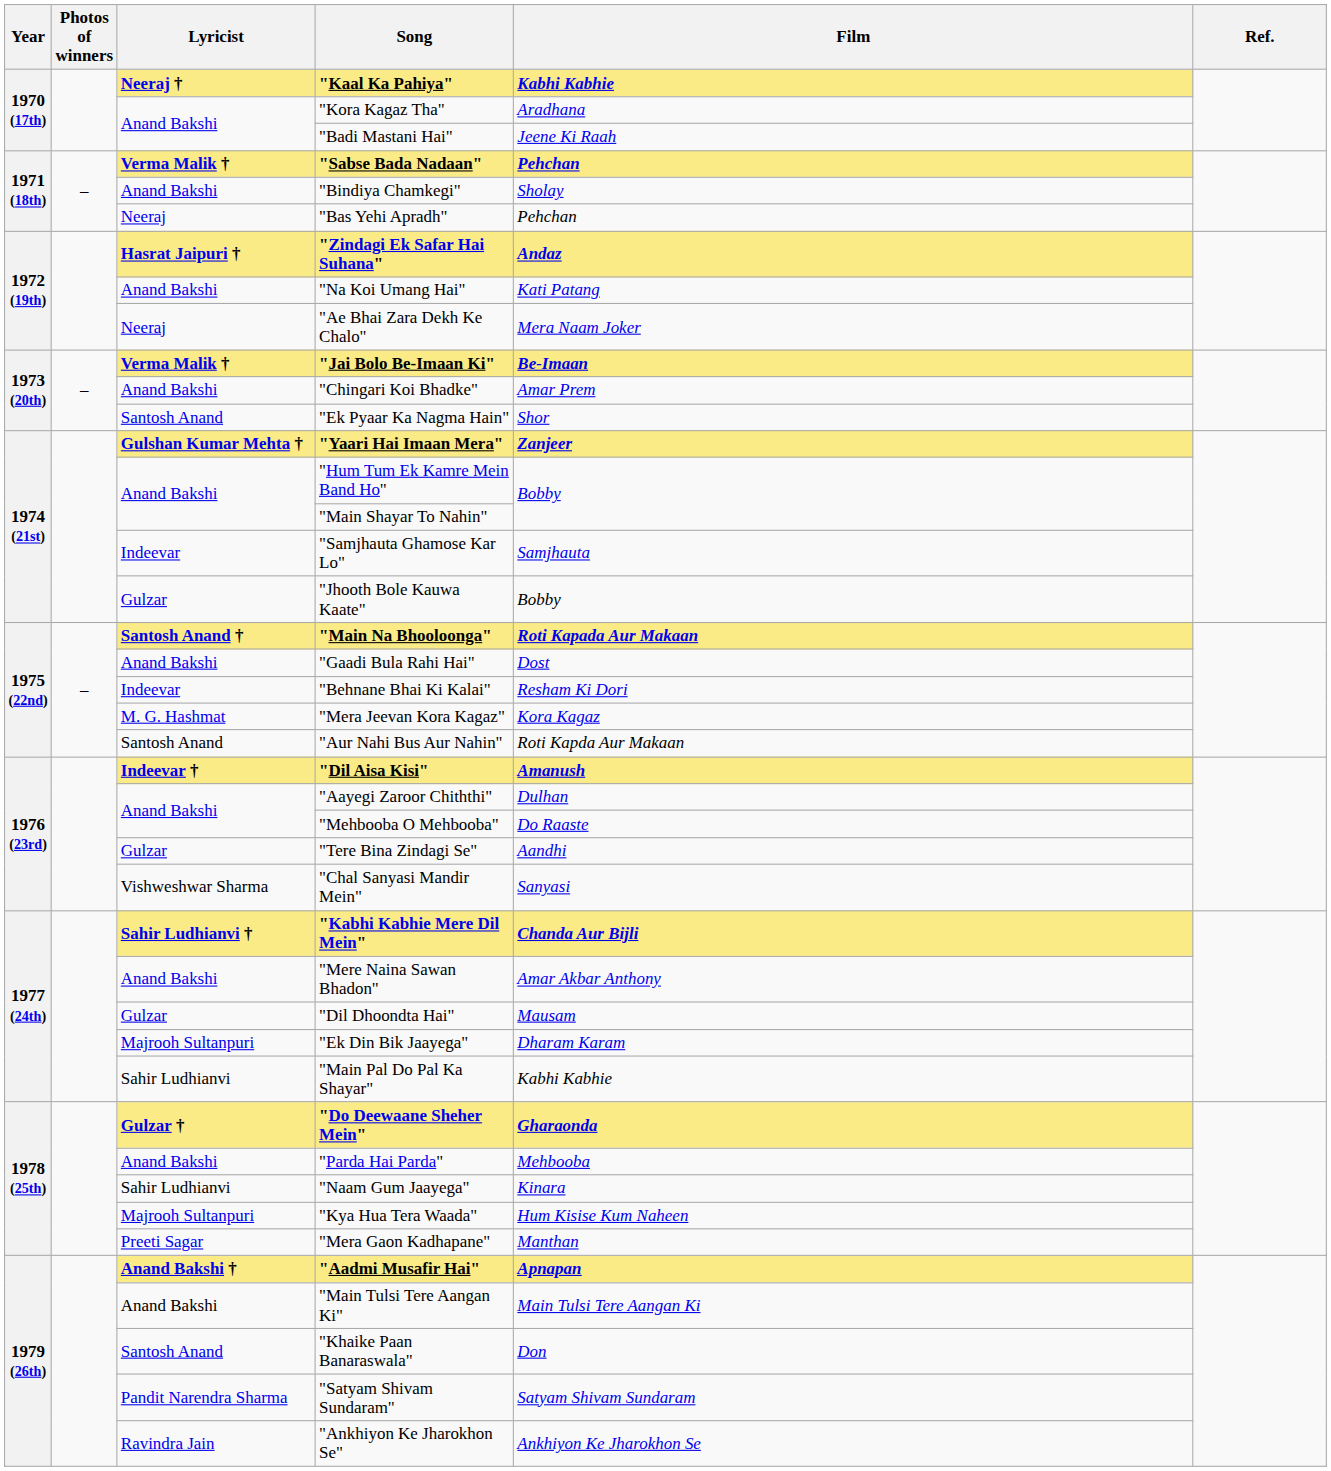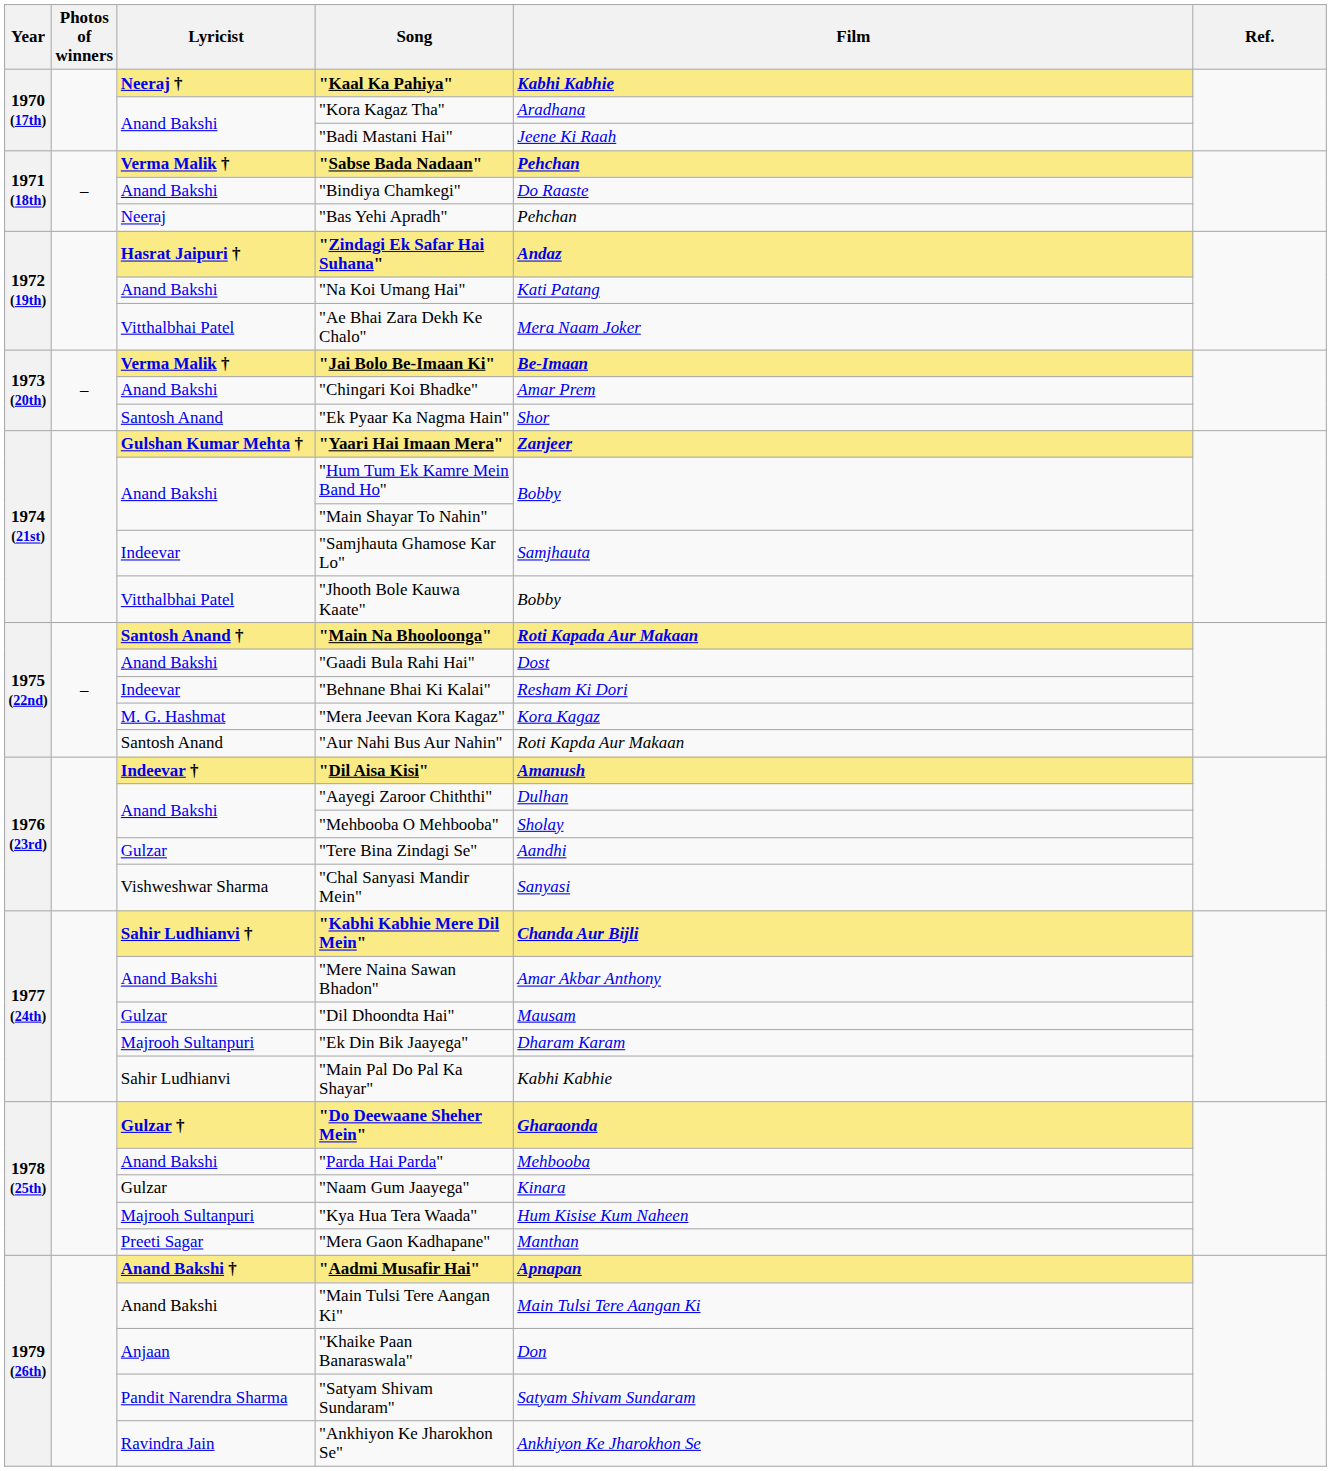(540, 190) Sholay -> (553, 190) Do Raaste
(143, 326) Neeraj -> (178, 326) Vitthalbhai Patel
(144, 599) Gulzar -> (178, 599) Vitthalbhai Patel
(553, 823) Do Raaste -> (540, 823) Sholay
(176, 1188) Sahir Ludhianvi -> (144, 1188) Gulzar
(172, 1351) Santosh Anand -> (145, 1351) Anjaan
